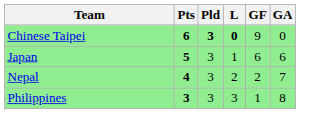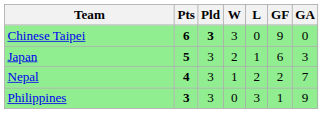+ column: (234, 14)
(234, 35) bold -> (257, 35) normal
(283, 56) 6 -> (305, 56) 3
(283, 98) 8 -> (305, 98) 9
